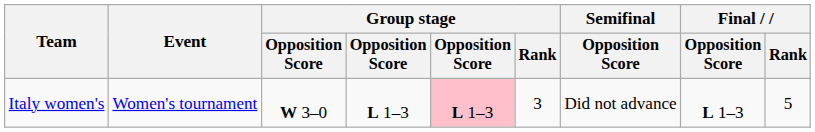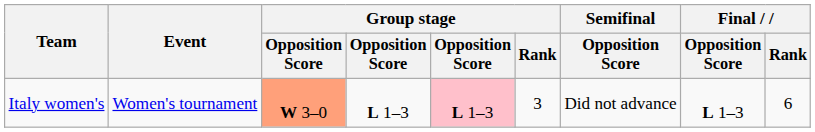(304, 113) no background -> (304, 113) lightsalmon background
(788, 103) 5 -> (788, 103) 6
